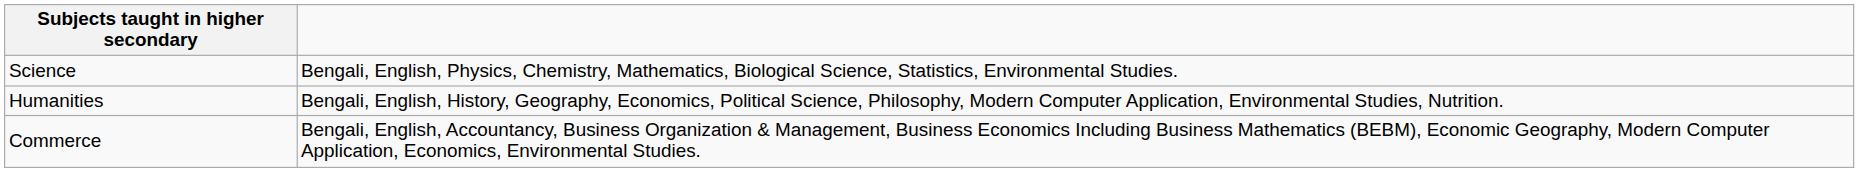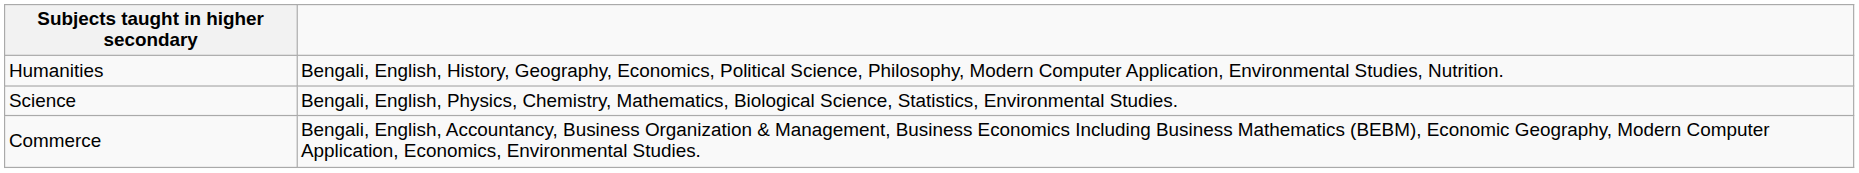rows swapped: (43, 70) <-> (56, 100)
